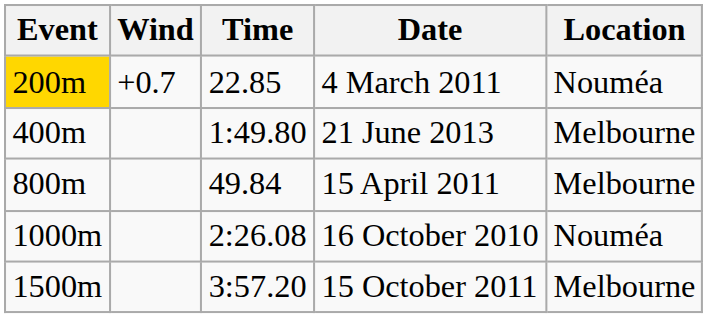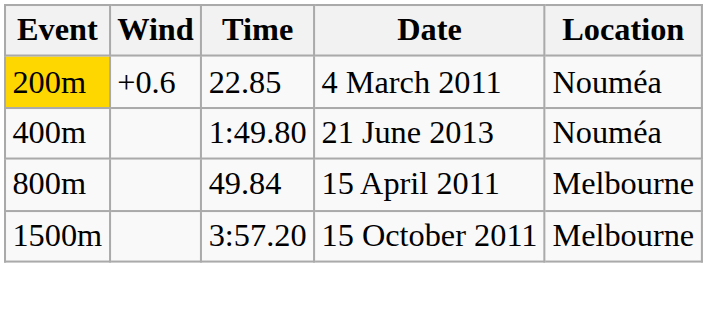(146, 81) +0.7 -> (146, 81) +0.6
(625, 132) Melbourne -> (607, 132) Nouméa
- row: (430, 235)
